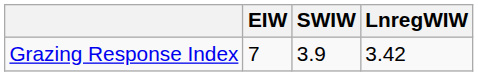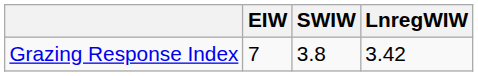(311, 53) 3.9 -> (311, 53) 3.8
